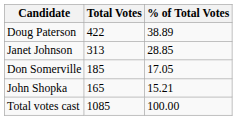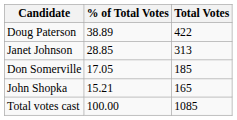columns swapped: (114, 13) <-> (188, 13)
